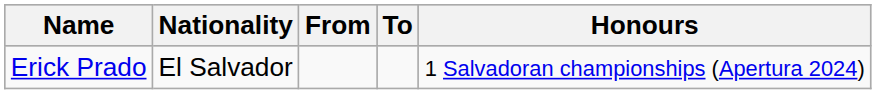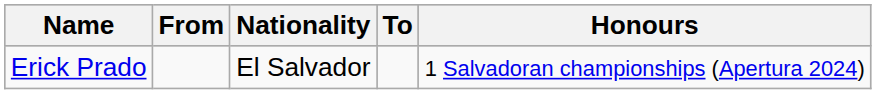columns swapped: (226, 25) <-> (338, 25)
